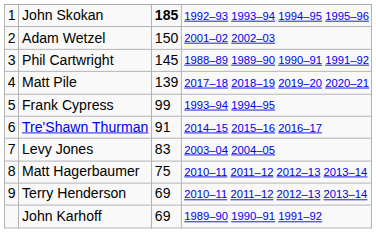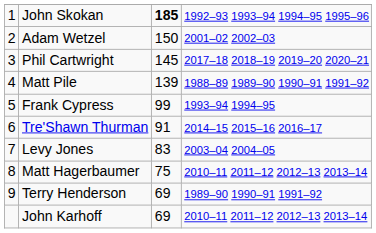(277, 60) 1988–89 1989–90 1990–91 1991–92 -> (277, 60) 2017–18 2018–19 2019–20 2020–21
(277, 83) 2017–18 2018–19 2019–20 2020–21 -> (277, 83) 1988–89 1989–90 1990–91 1991–92
(276, 194) 2010–11 2011–12 2012–13 2013–14 -> (253, 194) 1989–90 1990–91 1991–92
(253, 217) 1989–90 1990–91 1991–92 -> (276, 217) 2010–11 2011–12 2012–13 2013–14
